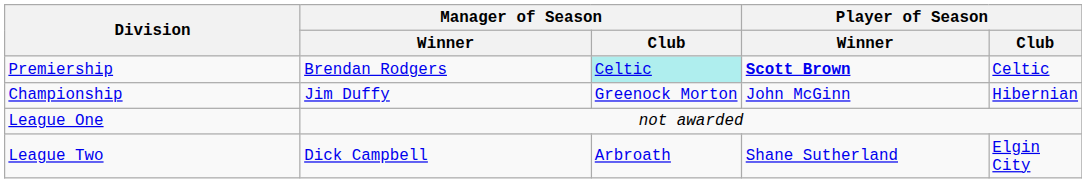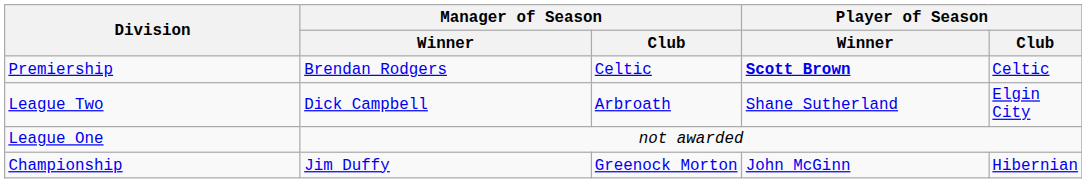(623, 69) paleturquoise background -> (623, 69) no background
rows swapped: (65, 95) <-> (56, 156)
